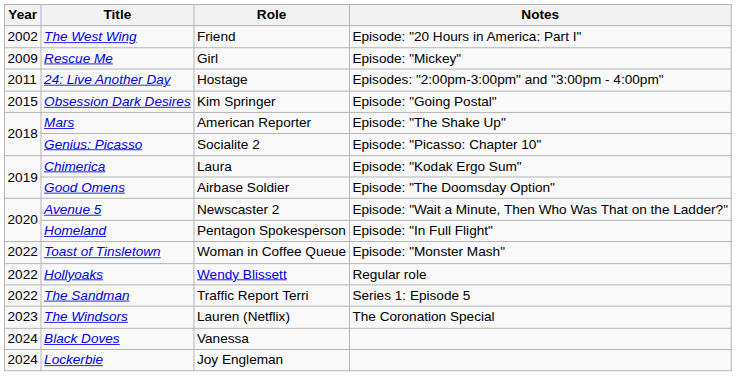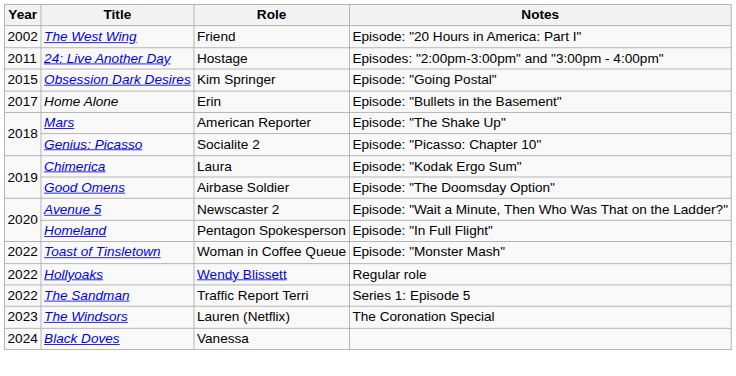- row: (78, 58)
+ row: (81, 101)
- row: (74, 360)
